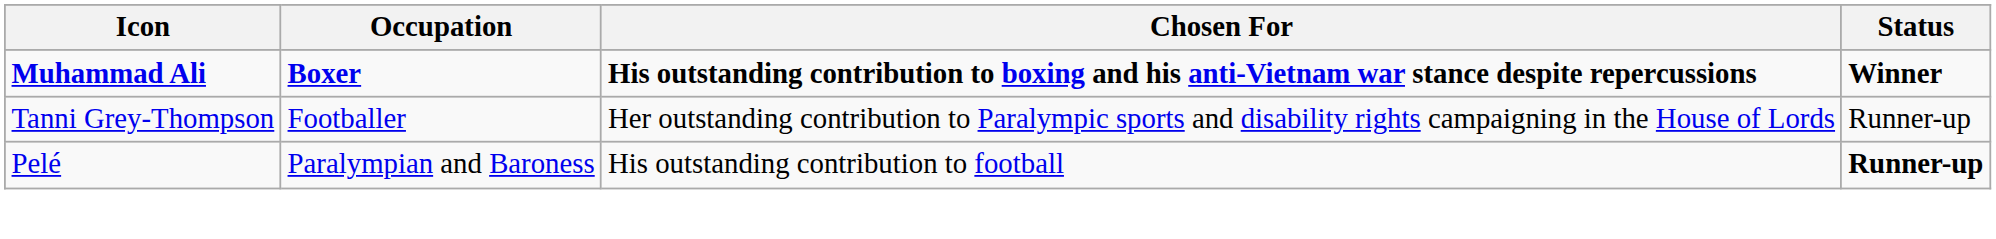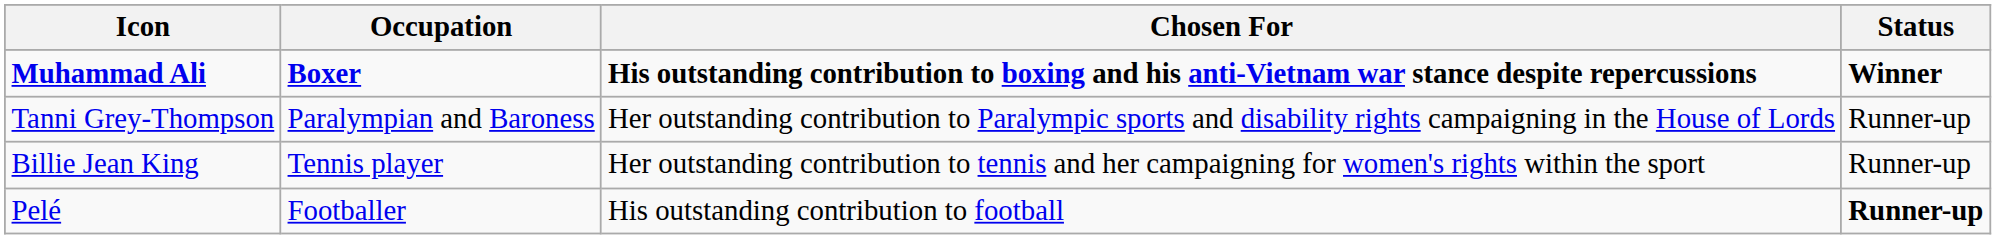(347, 118) Footballer -> (441, 118) Paralympian and Baroness
+ row: (105, 164)
(441, 164) Paralympian and Baroness -> (347, 210) Footballer
